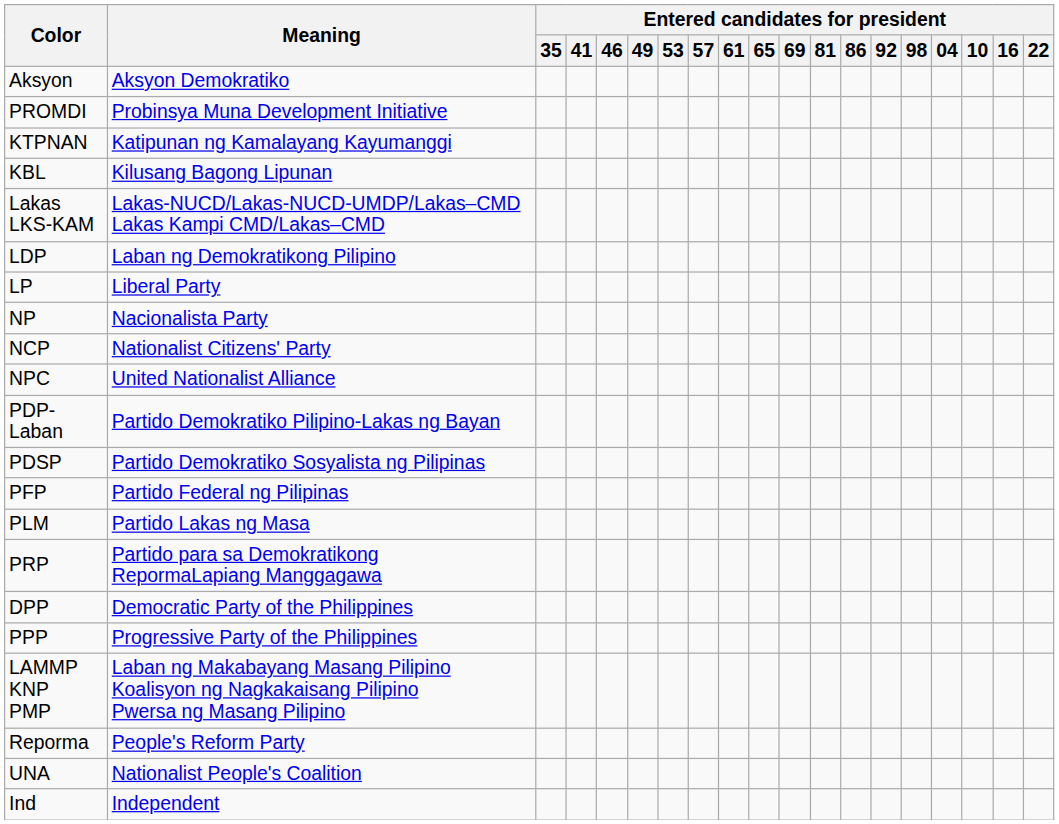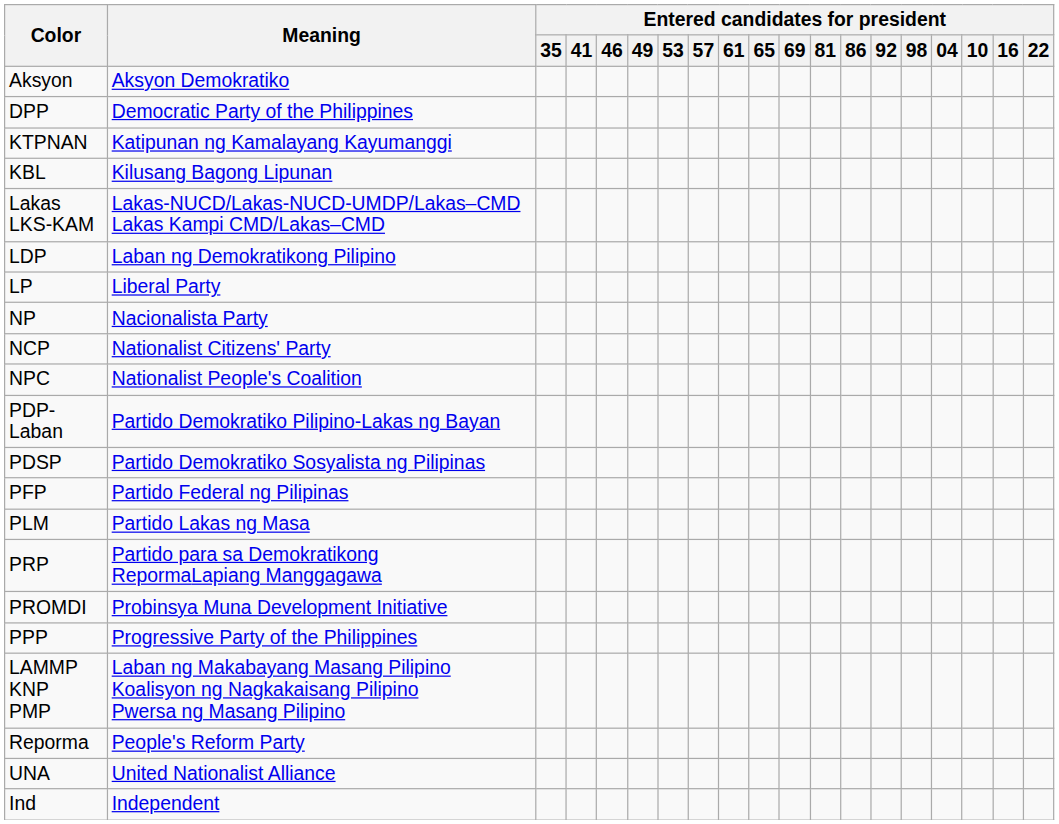rows swapped: (29, 607) <-> (48, 111)
(224, 379) United Nationalist Alliance -> (237, 379) Nationalist People's Coalition
(237, 773) Nationalist People's Coalition -> (224, 773) United Nationalist Alliance
